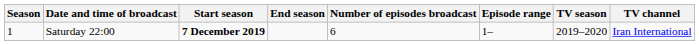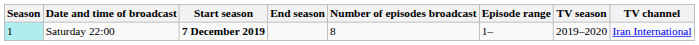(10, 31) no background -> (10, 31) paleturquoise background
(333, 31) 6 -> (333, 31) 8
